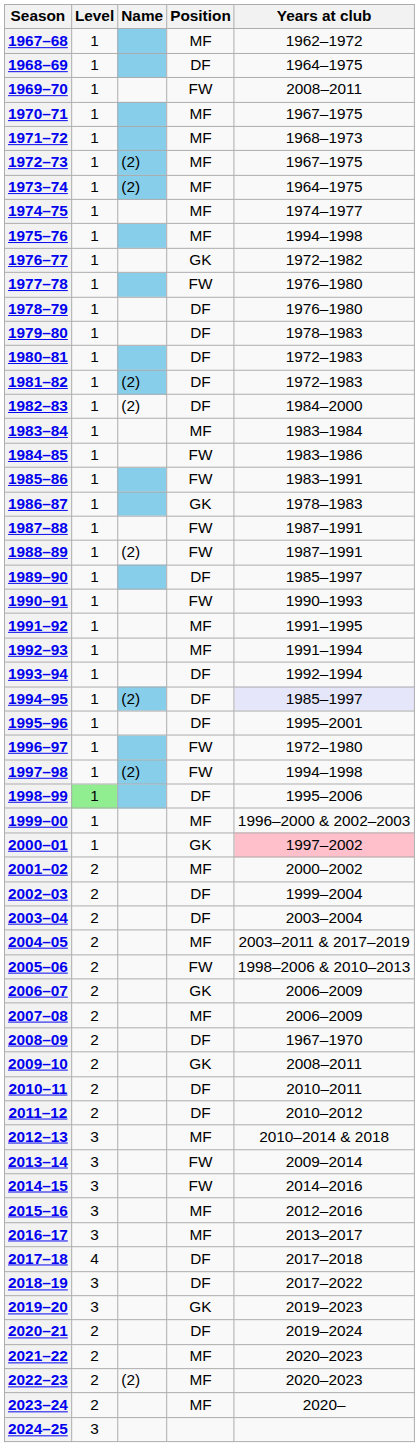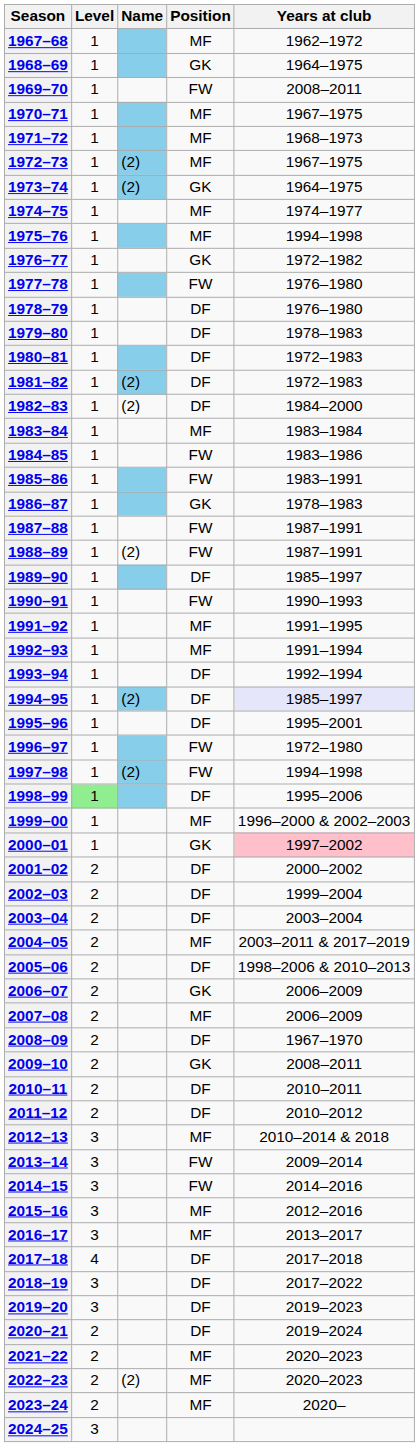(200, 65) DF -> (200, 65) GK
(200, 187) MF -> (200, 187) GK
(200, 869) MF -> (200, 869) DF
(200, 966) FW -> (200, 966) DF
(200, 1307) GK -> (200, 1307) DF
